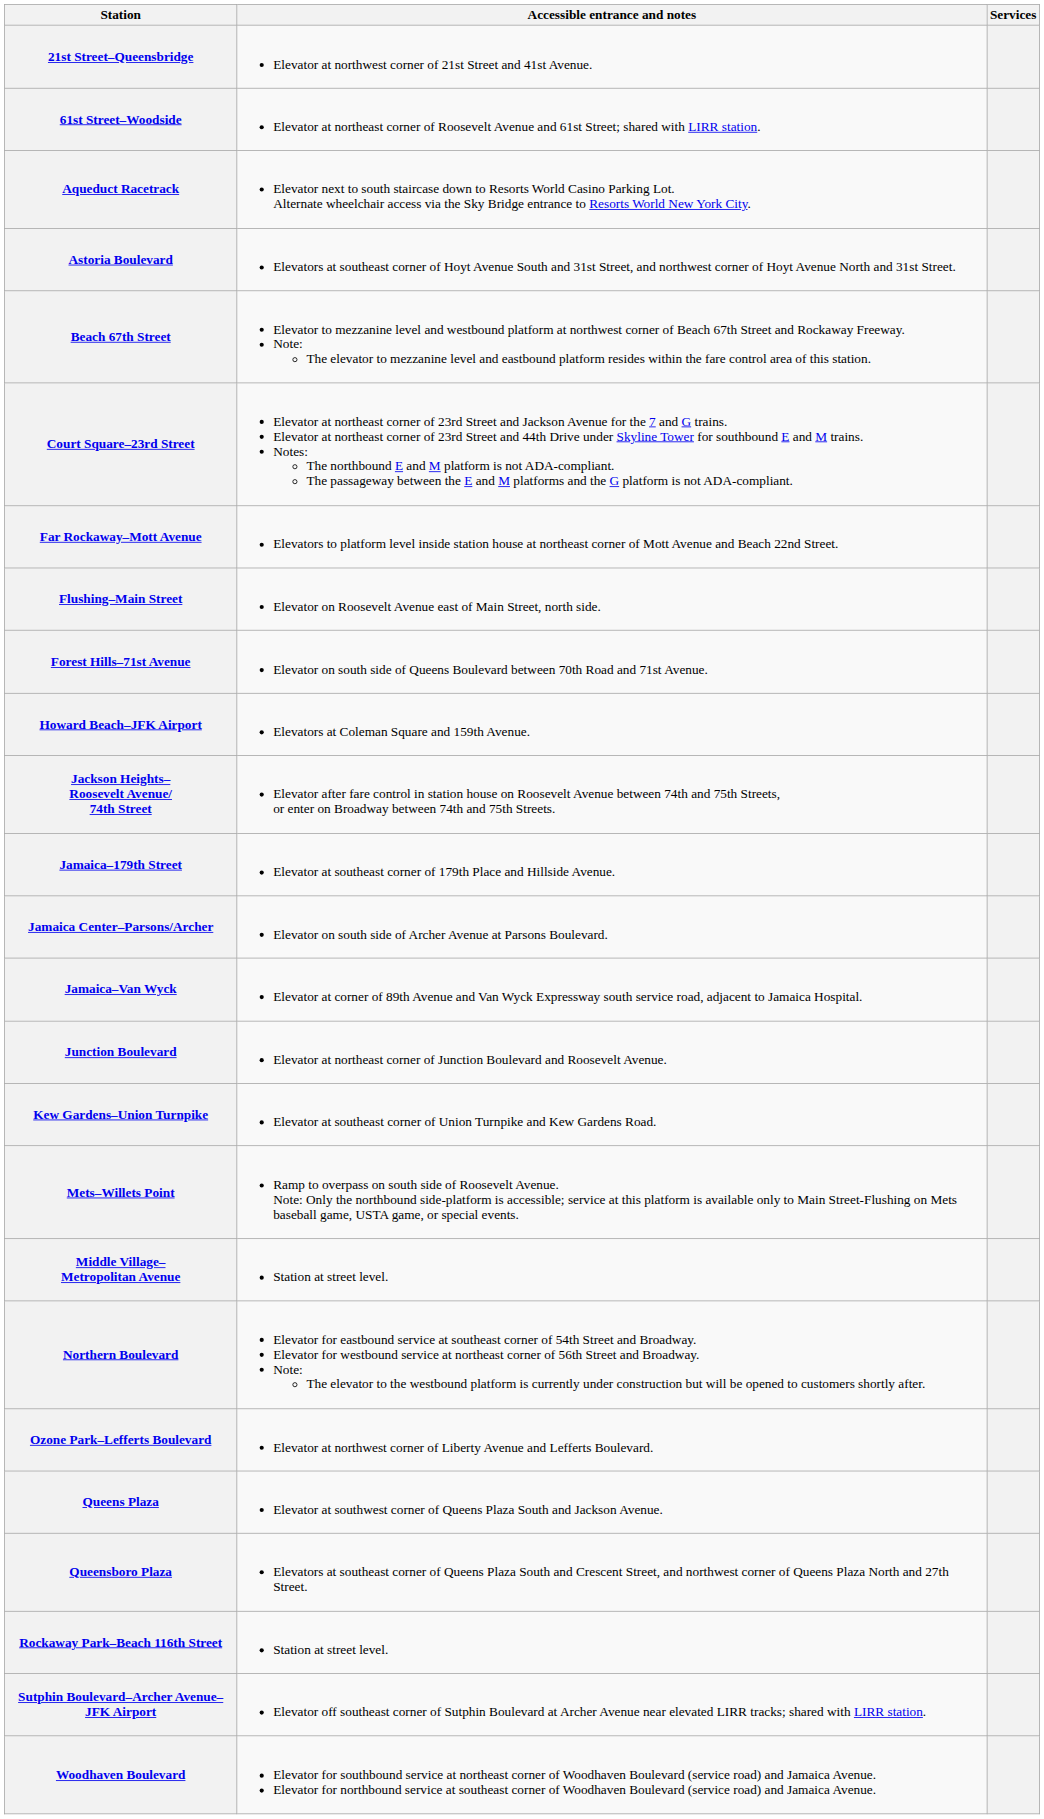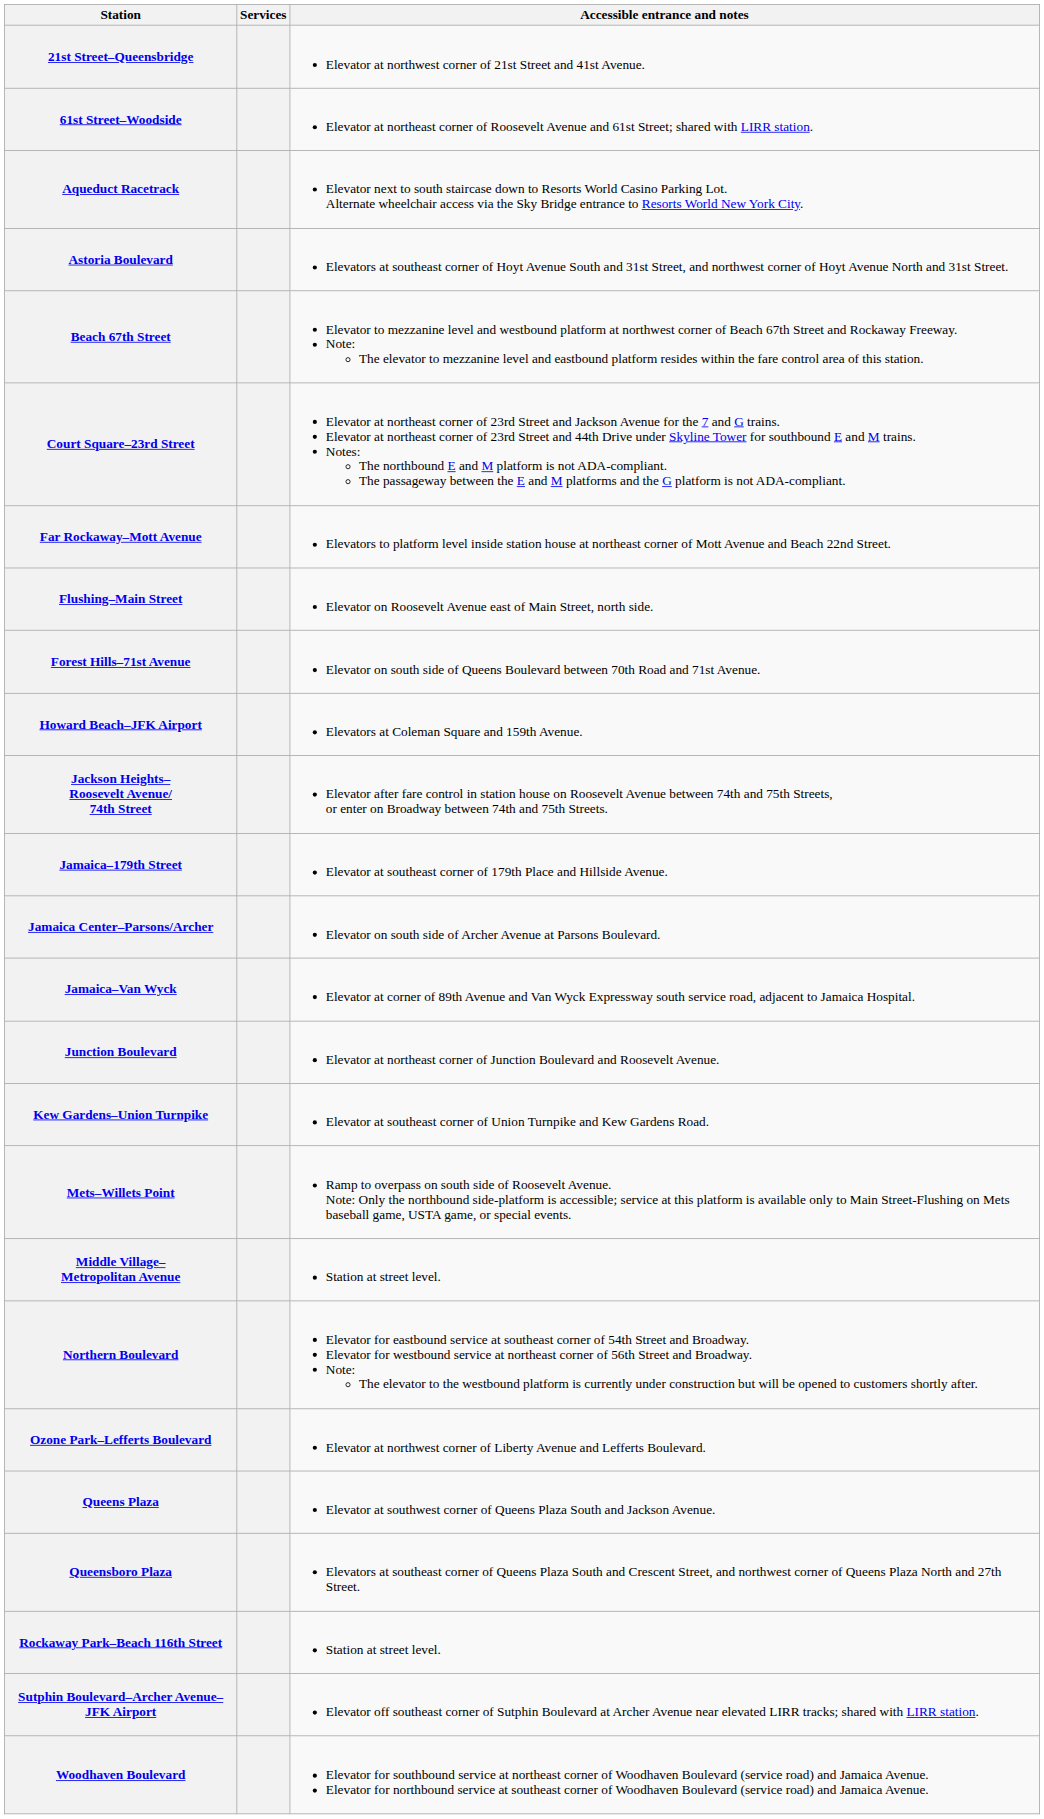columns swapped: (1013, 15) <-> (612, 15)
